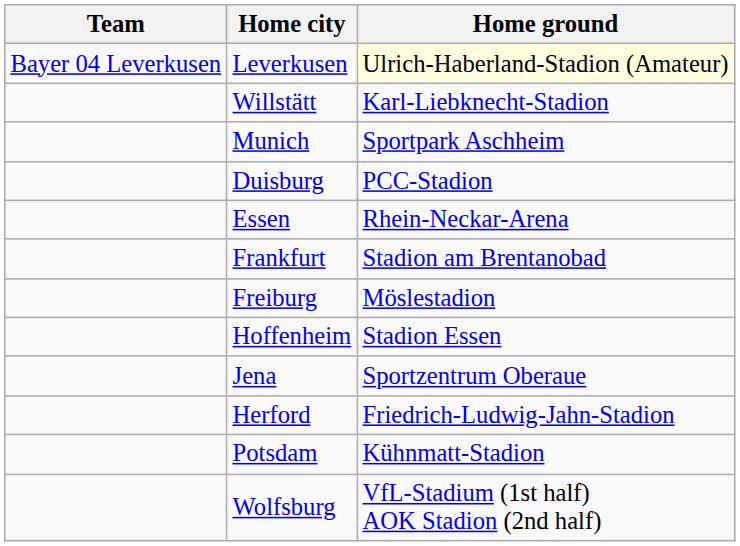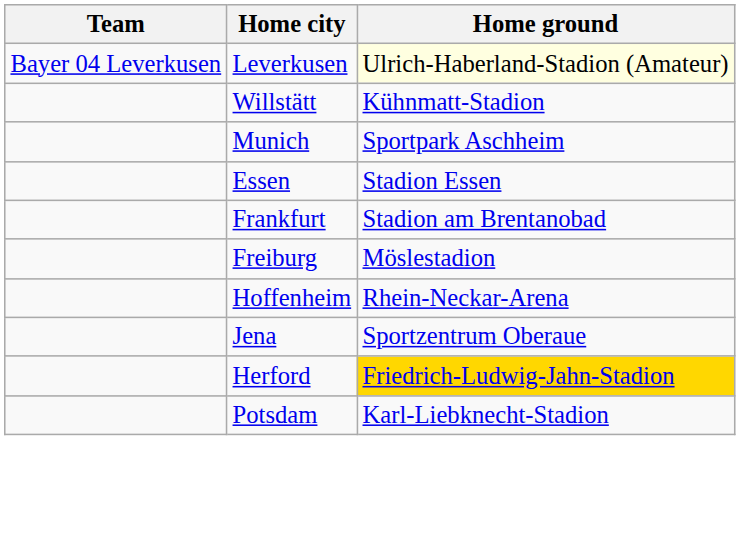(486, 102) Karl-Liebknecht-Stadion -> (454, 102) Kühnmatt-Stadion
- row: (278, 180)
(466, 219) Rhein-Neckar-Arena -> (432, 180) Stadion Essen
(432, 336) Stadion Essen -> (466, 297) Rhein-Neckar-Arena
(519, 414) no background -> (519, 375) gold background
(454, 453) Kühnmatt-Stadion -> (486, 414) Karl-Liebknecht-Stadion
- row: (284, 506)
